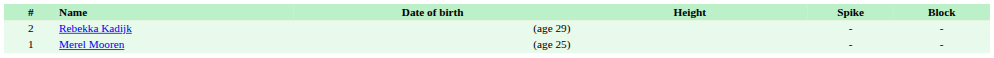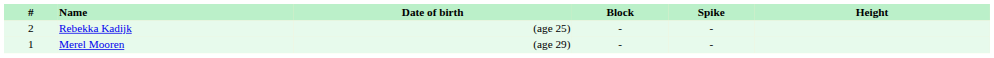columns swapped: (690, 12) <-> (942, 12)
(552, 28) (age 29) -> (552, 28) (age 25)
(552, 45) (age 25) -> (552, 45) (age 29)
